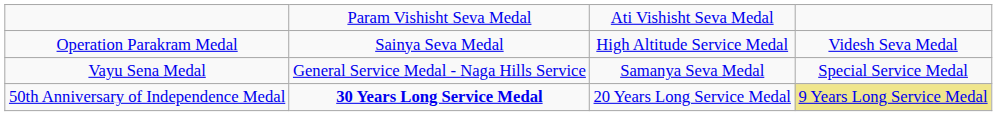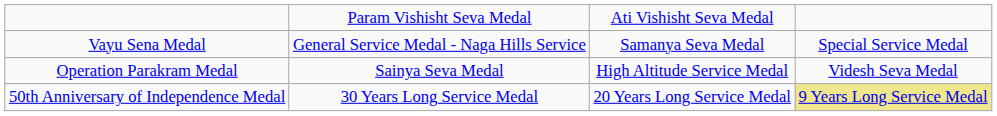rows swapped: (147, 70) <-> (147, 44)
(439, 96) bold -> (439, 96) normal
